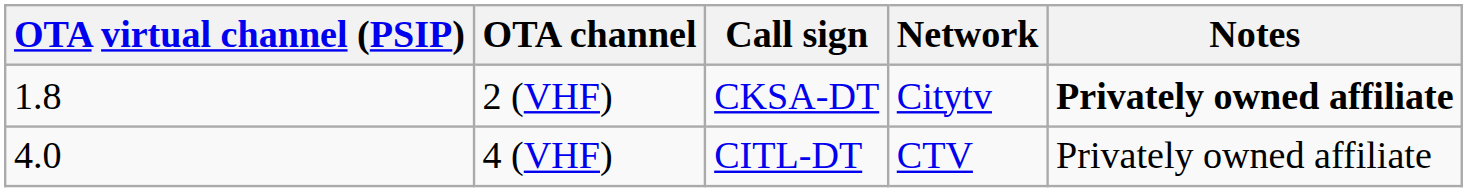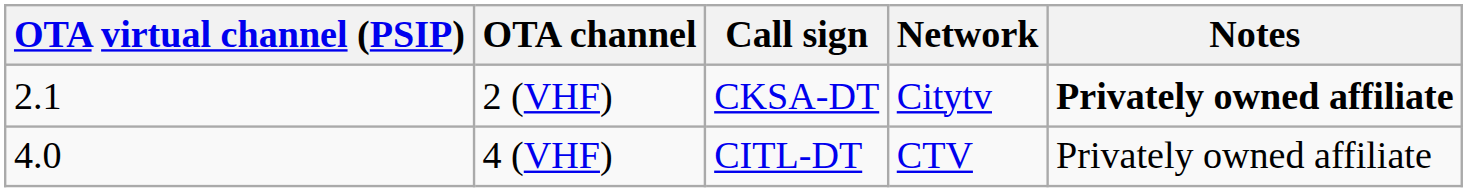(38, 95) 1.8 -> (38, 95) 2.1
